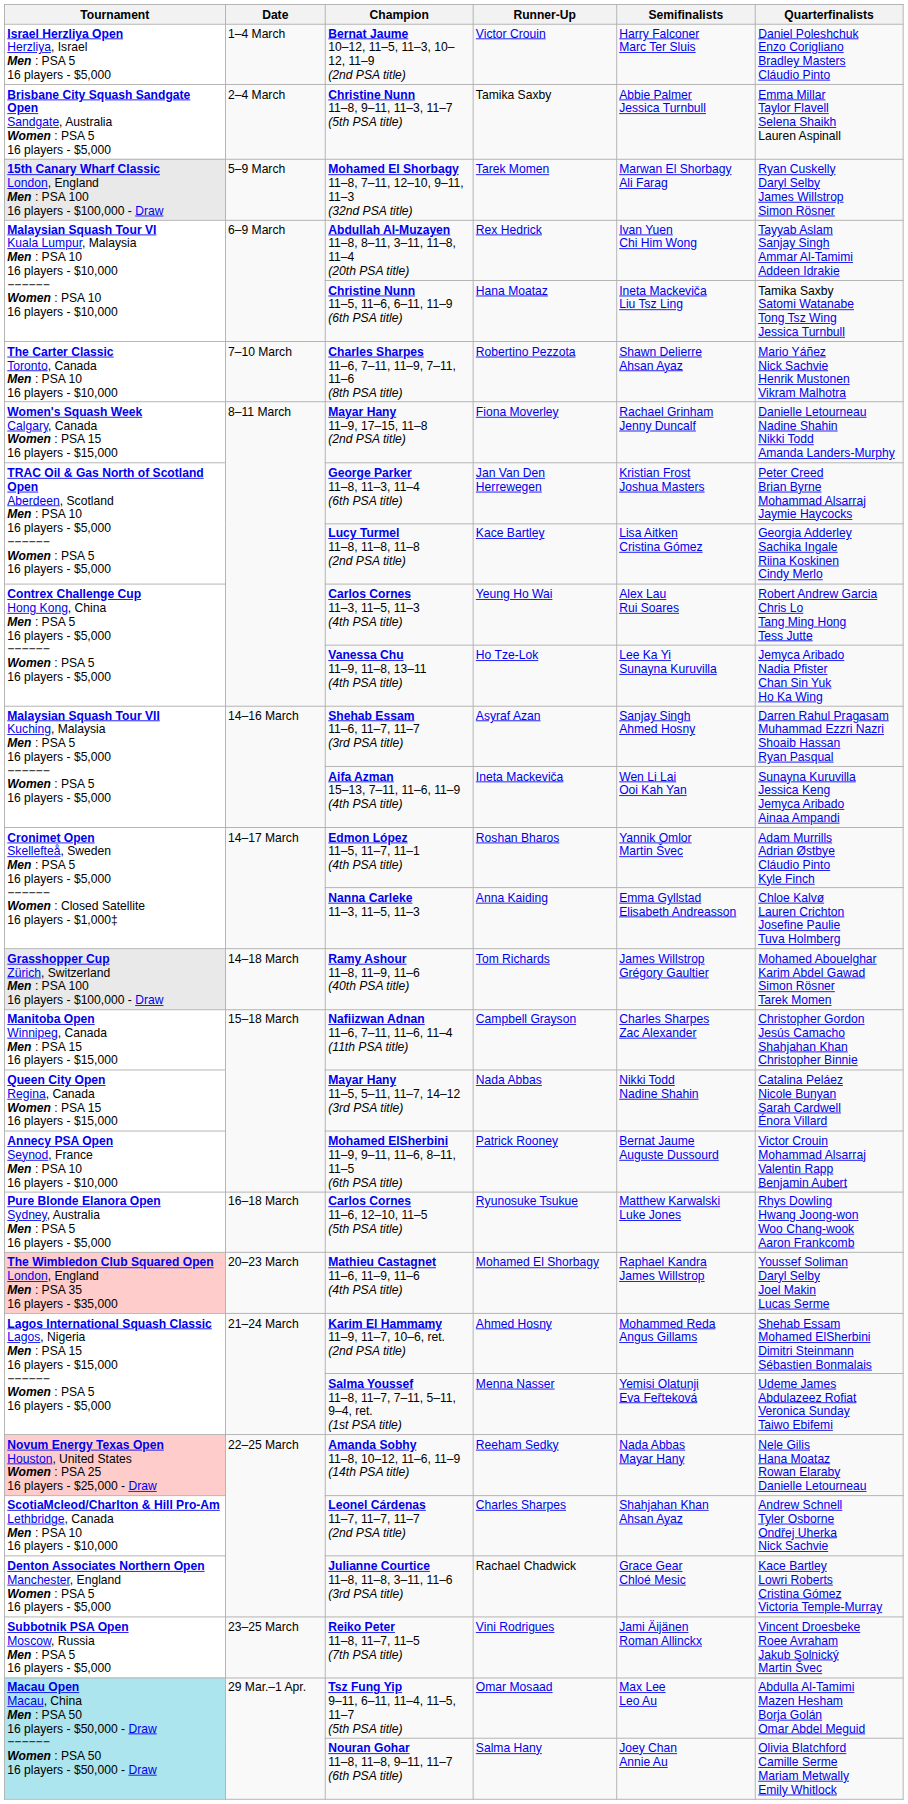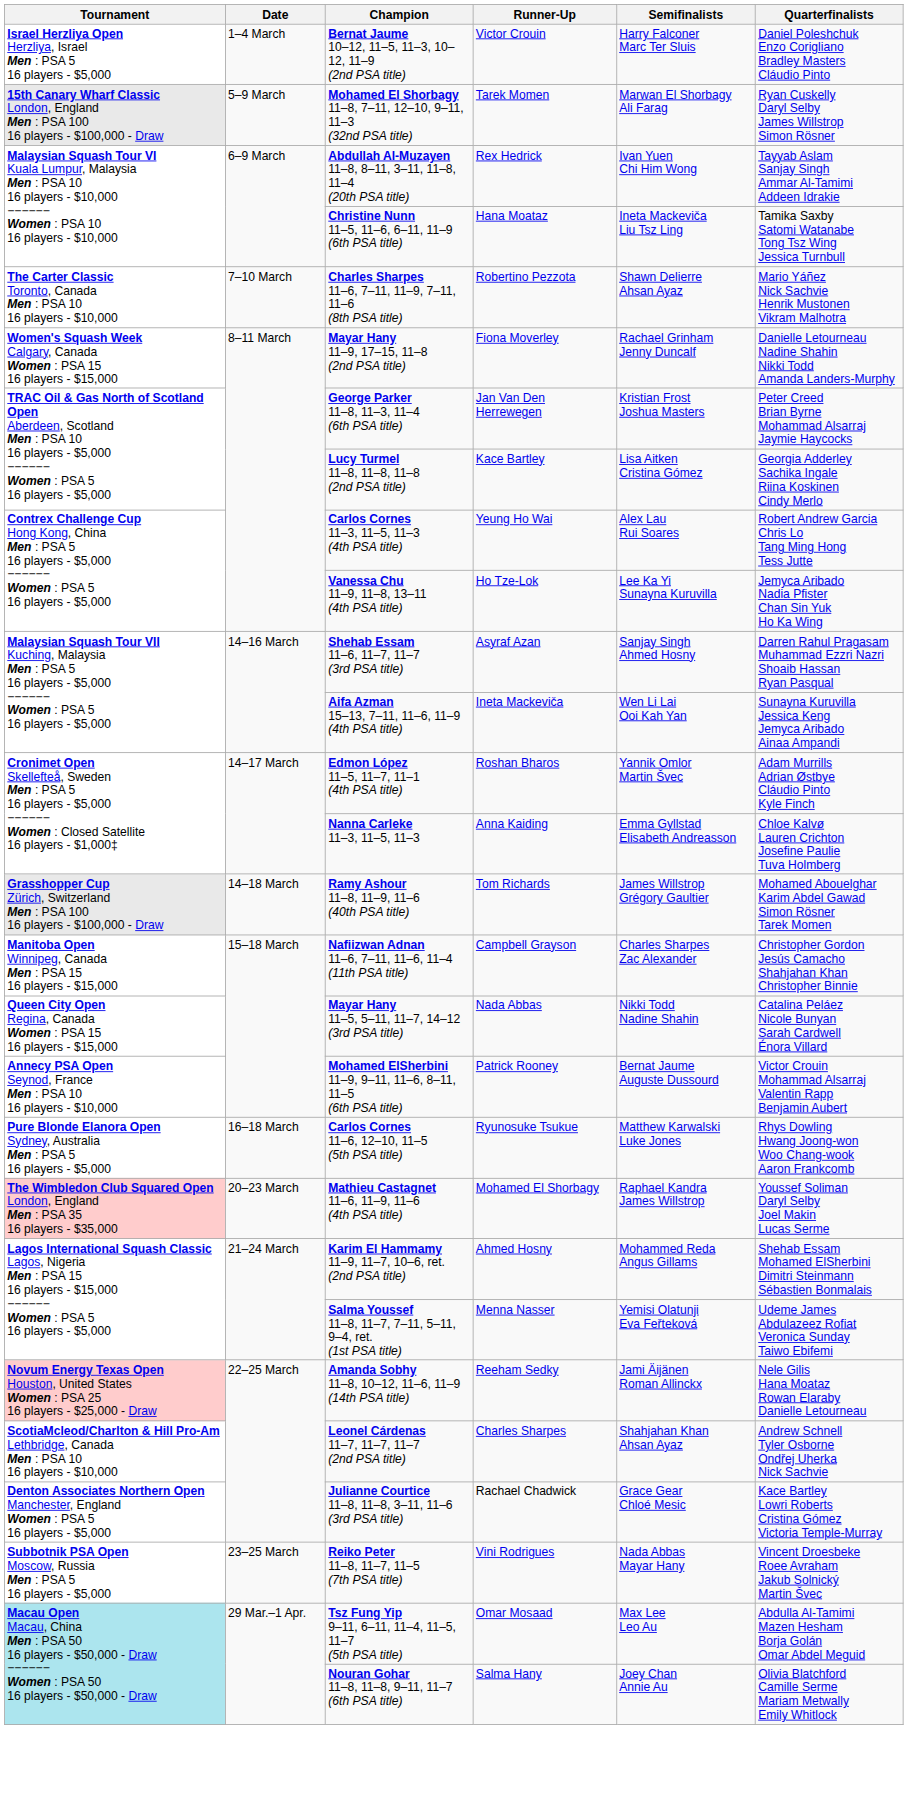- row: (390, 108)
(652, 1451) Nada Abbas Mayar Hany -> (661, 1377) Jami Äijänen Roman Allinckx
(661, 1634) Jami Äijänen Roman Allinckx -> (652, 1559) Nada Abbas Mayar Hany
